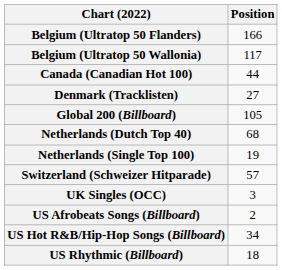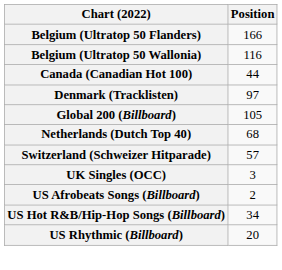(253, 54) 117 -> (253, 54) 116
(253, 94) 27 -> (253, 94) 97
- row: (116, 154)
(253, 255) 18 -> (253, 235) 20
